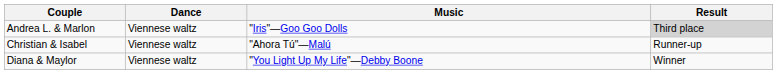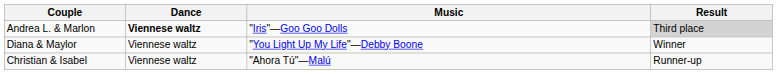(162, 28) normal -> (164, 28) bold
rows swapped: (42, 61) <-> (47, 45)
